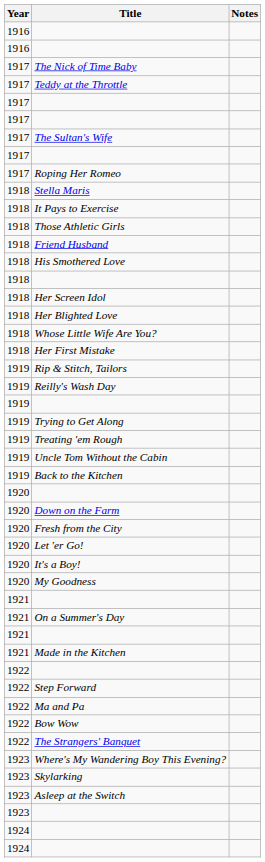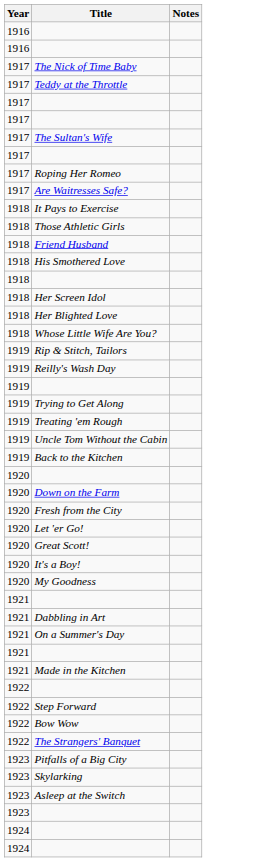+ row: (18, 191)
- row: (18, 191)
- row: (18, 350)
+ row: (18, 546)
+ row: (18, 617)
- row: (18, 706)
- row: (18, 759)
+ row: (18, 759)
